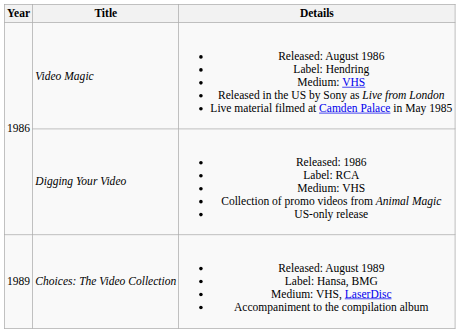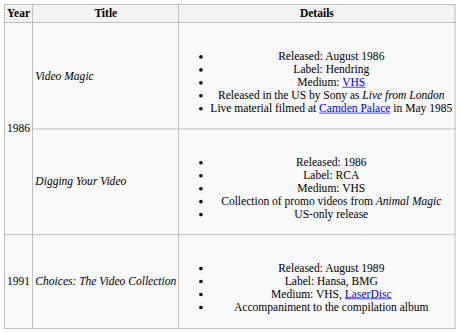(19, 281) 1989 -> (19, 281) 1991
